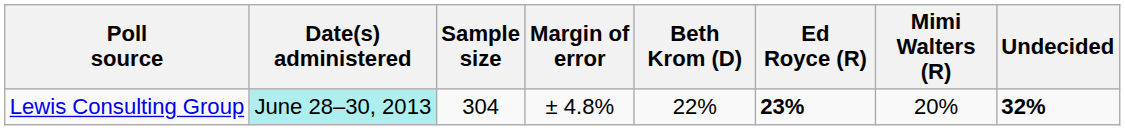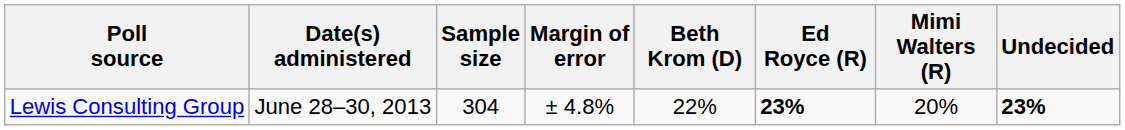(343, 106) paleturquoise background -> (343, 106) no background
(1023, 106) 32% -> (1023, 106) 23%
